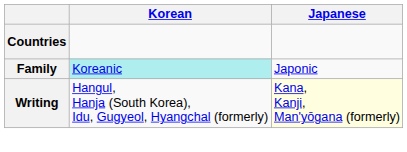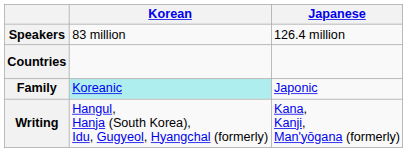+ row: (37, 34)
(337, 103) lightyellow background -> (337, 123) no background
